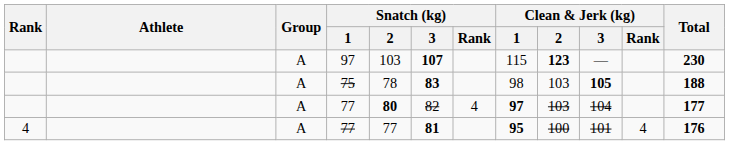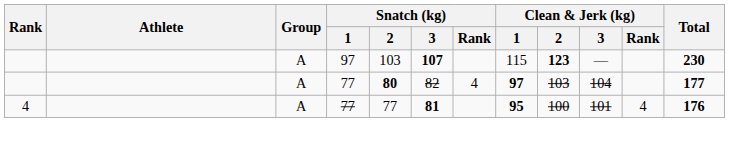- row: (26, 83)
